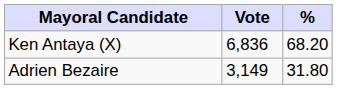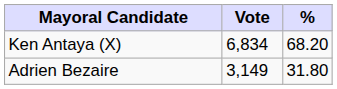(247, 44) 6,836 -> (247, 44) 6,834
